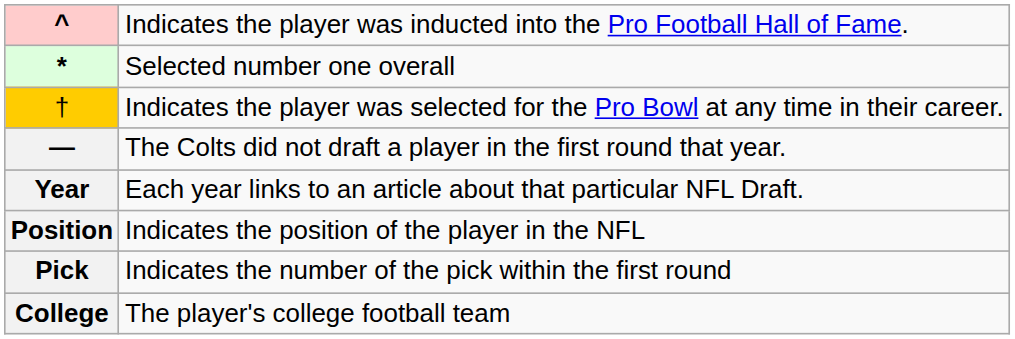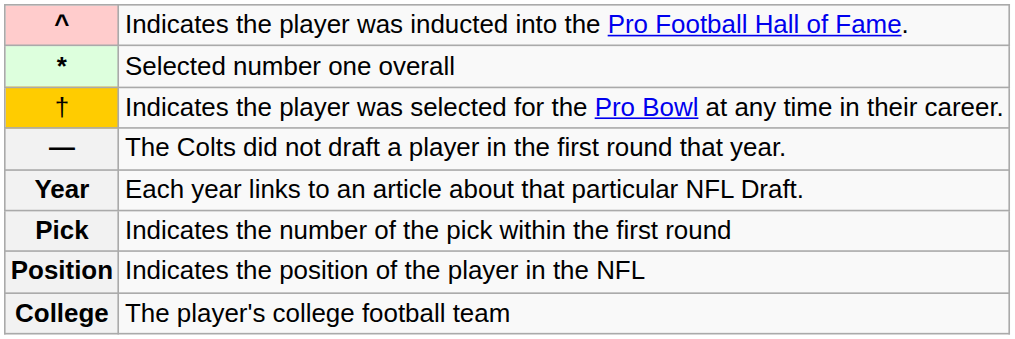rows swapped: (62, 271) <-> (62, 230)
